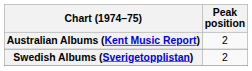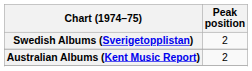rows swapped: (103, 40) <-> (103, 57)
